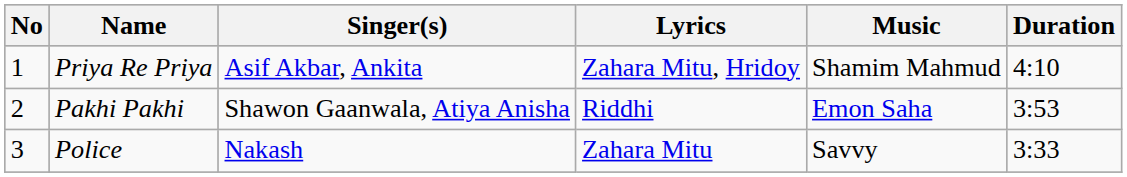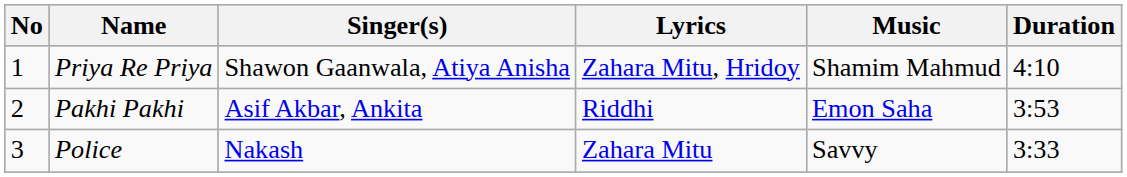(323, 66) Asif Akbar, Ankita -> (397, 66) Shawon Gaanwala, Atiya Anisha
(397, 108) Shawon Gaanwala, Atiya Anisha -> (323, 108) Asif Akbar, Ankita
